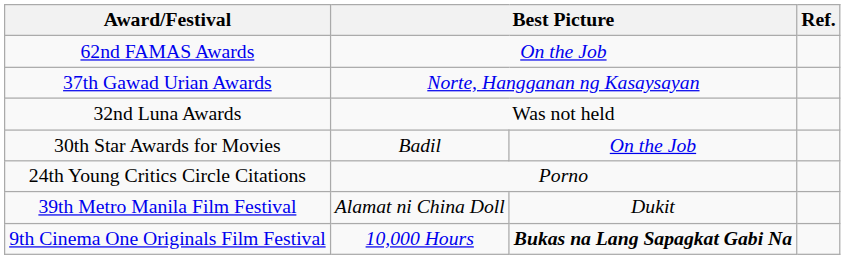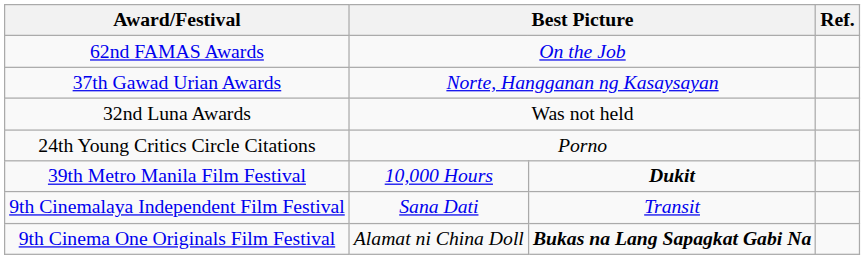- row: (167, 144)
(420, 207) Alamat ni China Doll -> (439, 176) 10,000 Hours
(653, 207) normal -> (672, 176) bold
+ row: (177, 207)
(420, 238) 10,000 Hours -> (439, 238) Alamat ni China Doll
